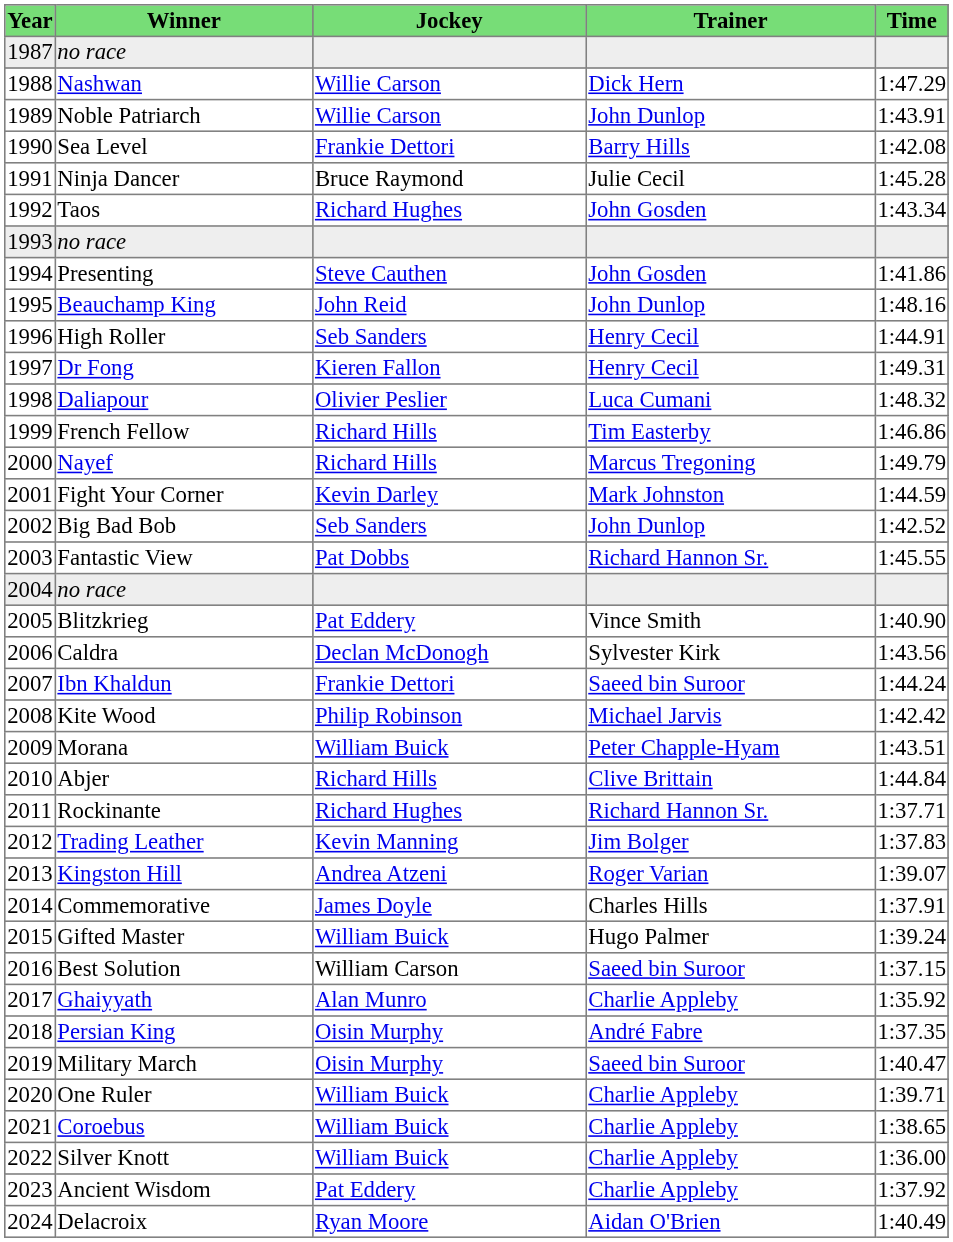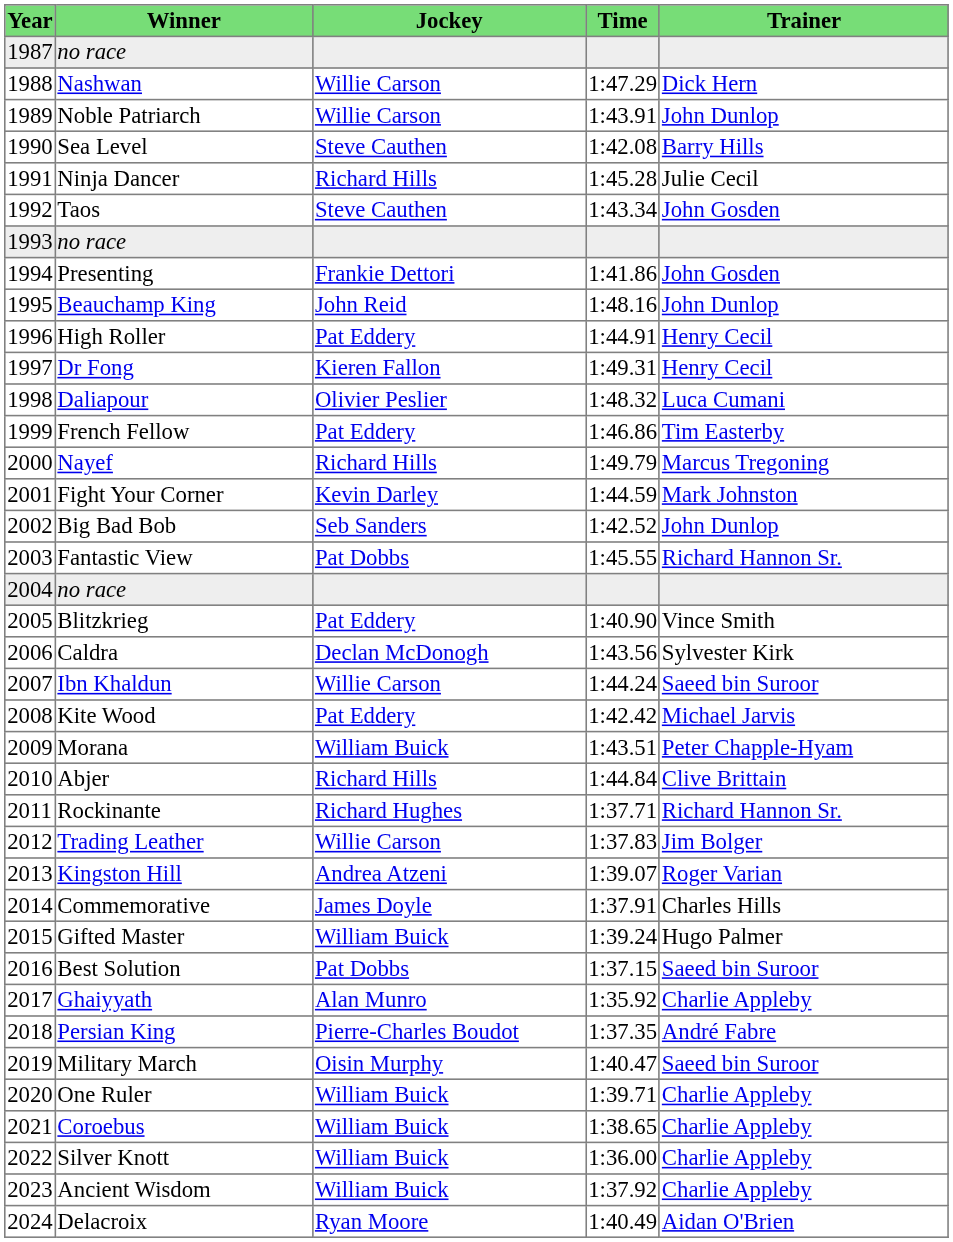columns swapped: (730, 20) <-> (912, 20)
(385, 146) Frankie Dettori -> (381, 146) Steve Cauthen
(389, 178) Bruce Raymond -> (376, 178) Richard Hills
(388, 209) Richard Hughes -> (381, 209) Steve Cauthen
(381, 273) Steve Cauthen -> (385, 273) Frankie Dettori
(371, 336) Seb Sanders -> (365, 336) Pat Eddery
(376, 431) Richard Hills -> (365, 431) Pat Eddery
(385, 683) Frankie Dettori -> (378, 683) Willie Carson
(389, 715) Philip Robinson -> (365, 715) Pat Eddery
(387, 841) Kevin Manning -> (378, 841) Willie Carson
(387, 968) William Carson -> (362, 968) Pat Dobbs
(379, 1031) Oisin Murphy -> (417, 1031) Pierre-Charles Boudot
(365, 1189) Pat Eddery -> (382, 1189) William Buick
